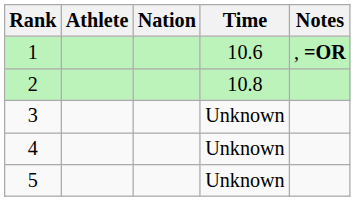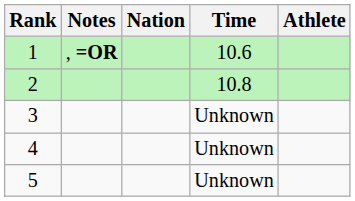columns swapped: (97, 20) <-> (320, 20)
